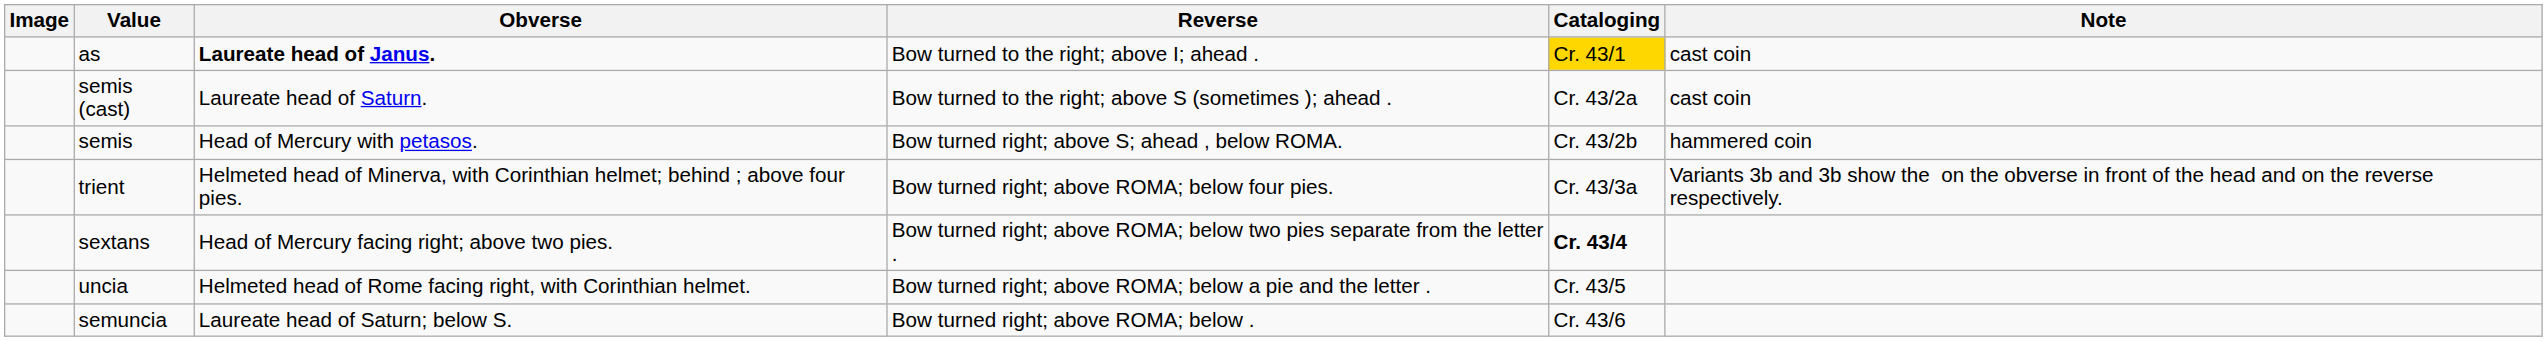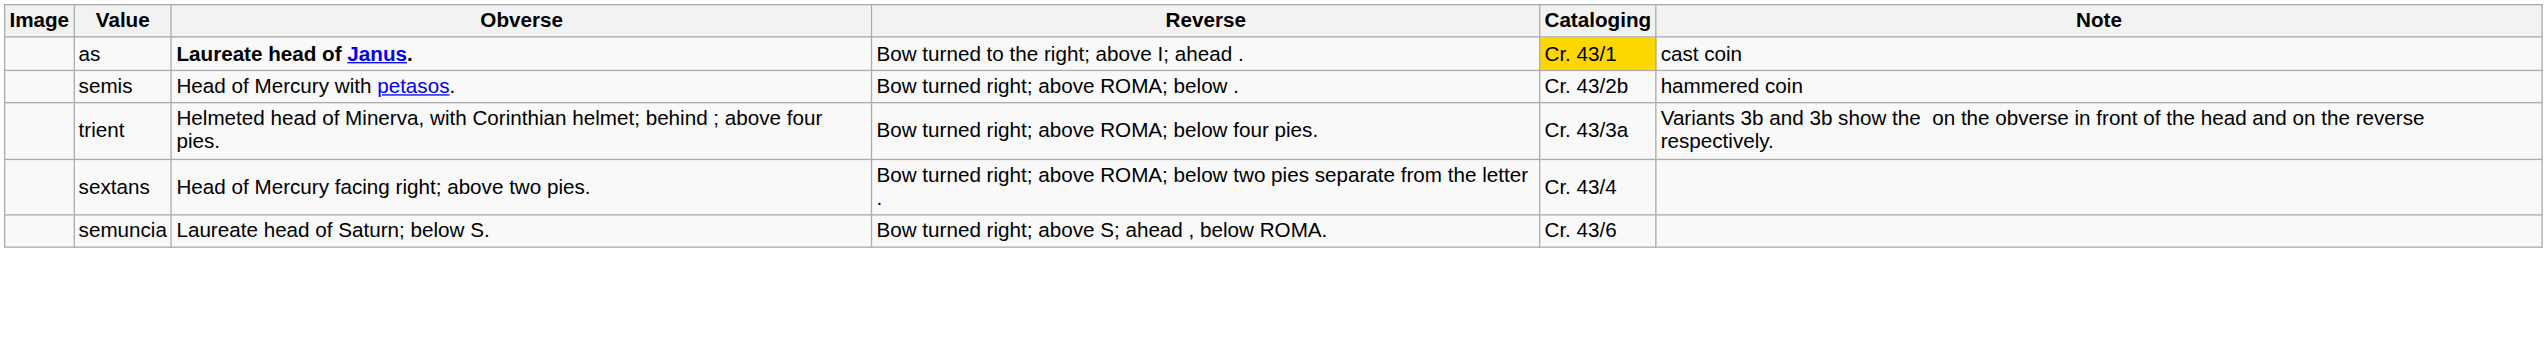- row: (106, 97)
(1117, 142) Bow turned right; above S; ahead , below ROMA. -> (1058, 86) Bow turned right; above ROMA; below .
(1590, 242) bold -> (1581, 186) normal
- row: (103, 286)
(1073, 319) Bow turned right; above ROMA; below . -> (1102, 230) Bow turned right; above S; ahead , below ROMA.
